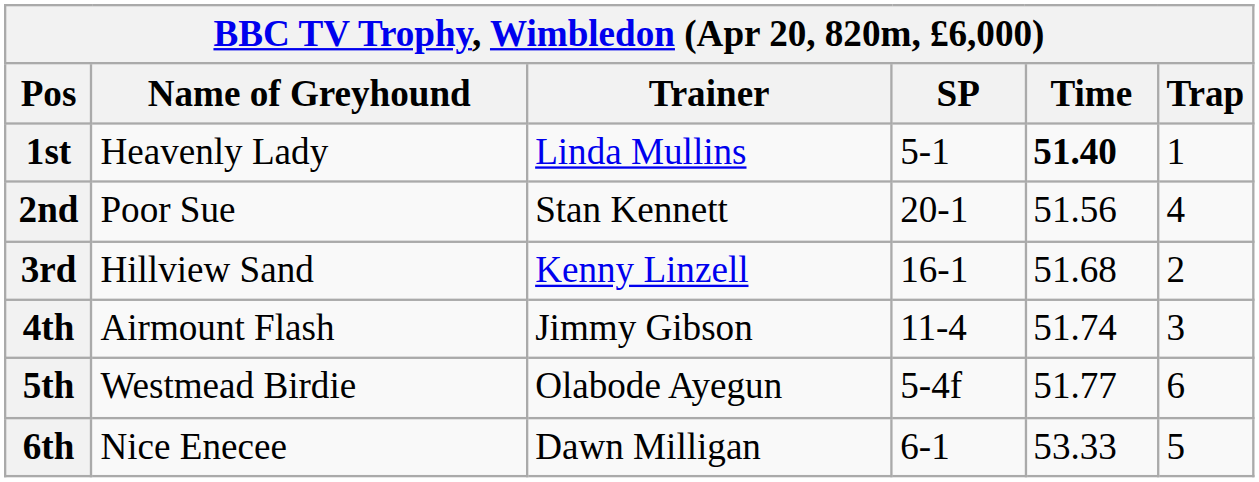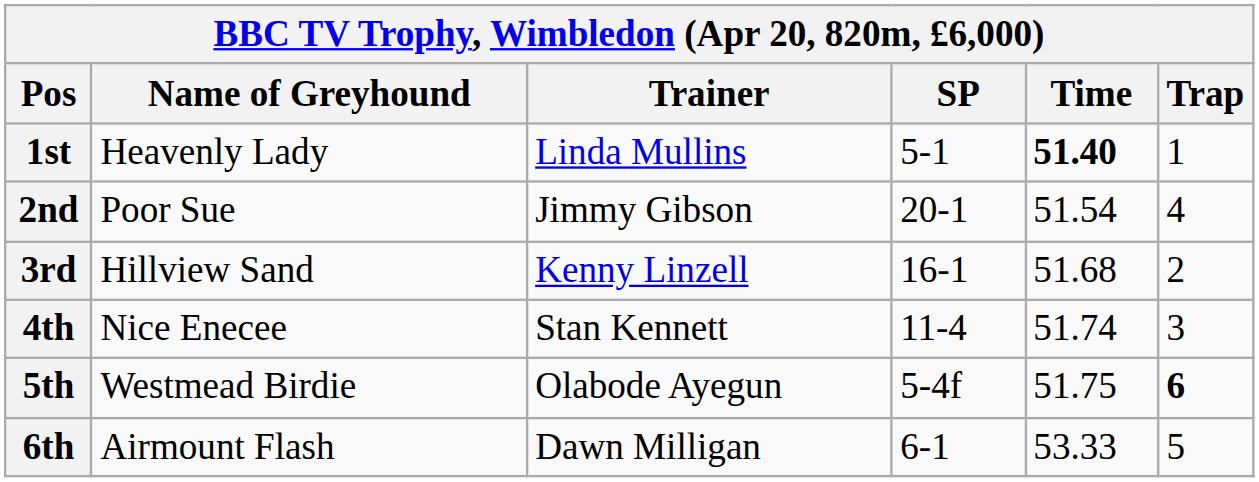(632, 210) Stan Kennett -> (644, 210) Jimmy Gibson
(1075, 210) 51.56 -> (1075, 210) 51.54
(217, 328) Airmount Flash -> (194, 328) Nice Enecee
(644, 328) Jimmy Gibson -> (632, 328) Stan Kennett
(1075, 387) 51.77 -> (1075, 387) 51.75
(1176, 387) normal -> (1176, 387) bold
(194, 446) Nice Enecee -> (217, 446) Airmount Flash
